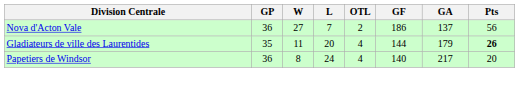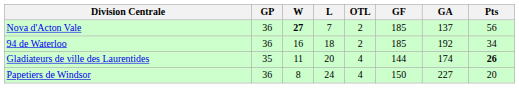(298, 28) normal -> (298, 28) bold
(399, 28) 186 -> (399, 28) 185
+ row: (37, 43)
(445, 43) 179 -> (445, 59) 174
(399, 59) 140 -> (399, 75) 150
(445, 59) 217 -> (445, 75) 227
